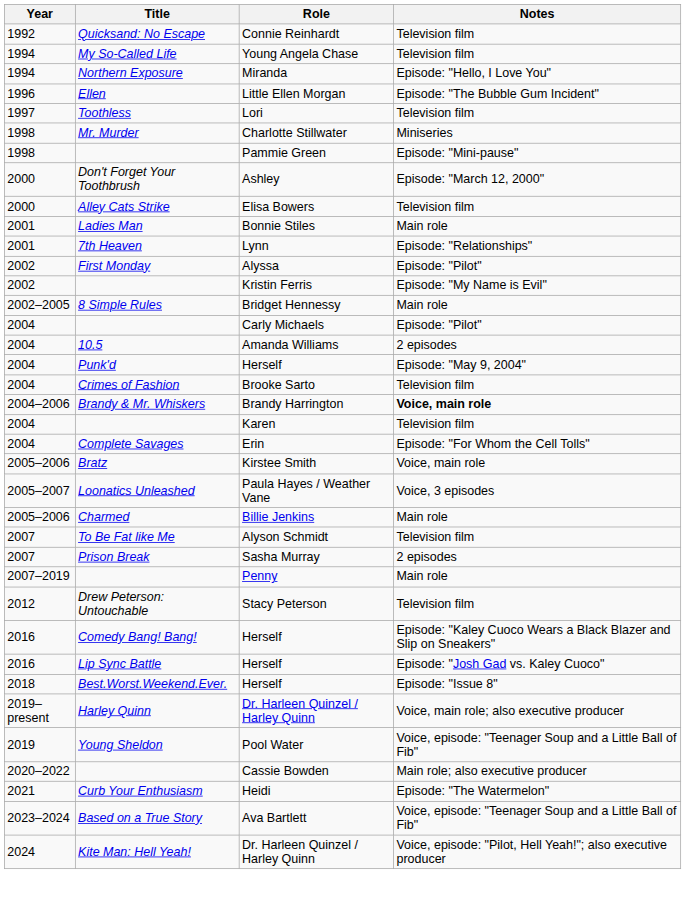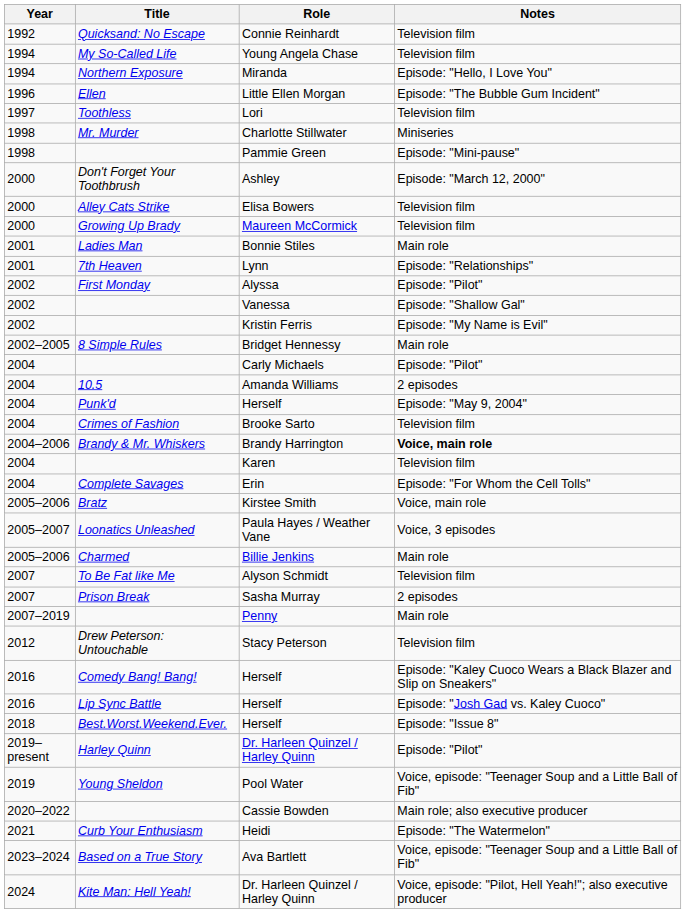+ row: (129, 226)
+ row: (157, 305)
(510, 710) Voice, main role; also executive producer -> (440, 750) Episode: "Pilot"
